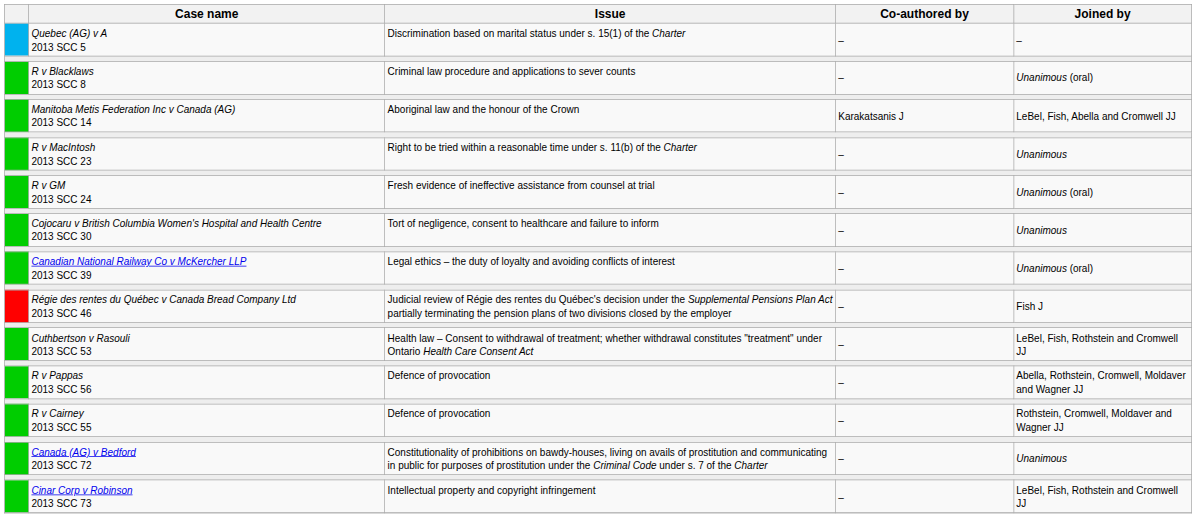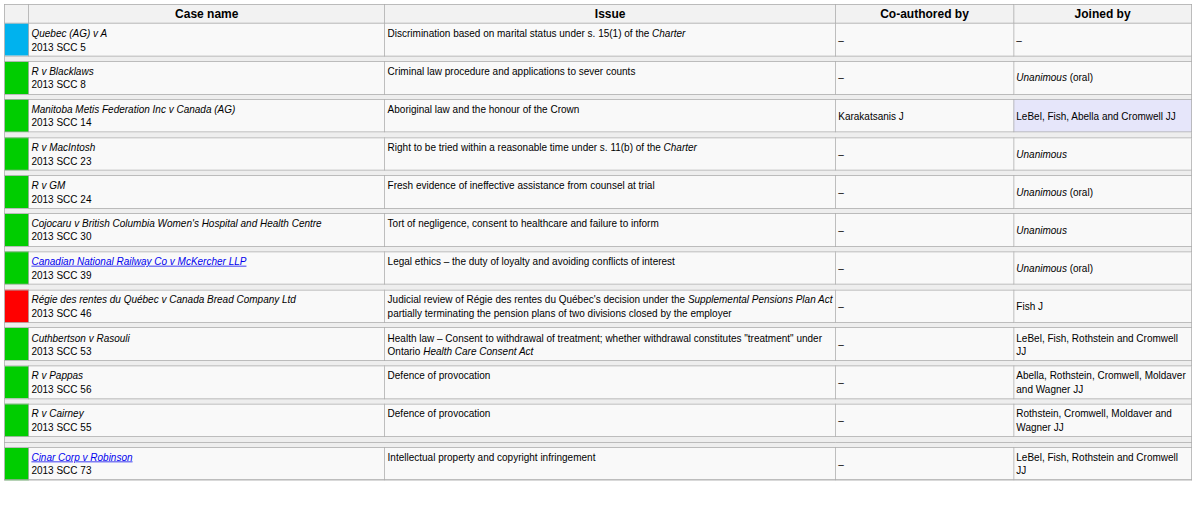(1096, 116) no background -> (1096, 116) lavender background
- row: (84, 459)
